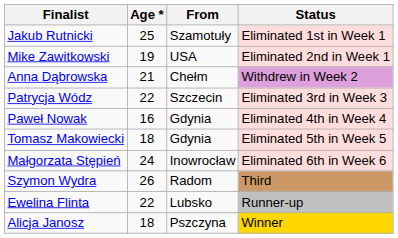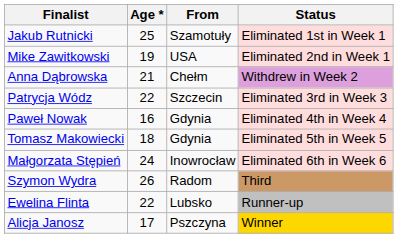(147, 222) 18 -> (147, 222) 17
